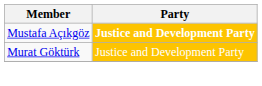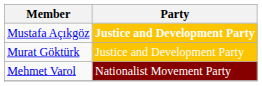+ row: (42, 71)
